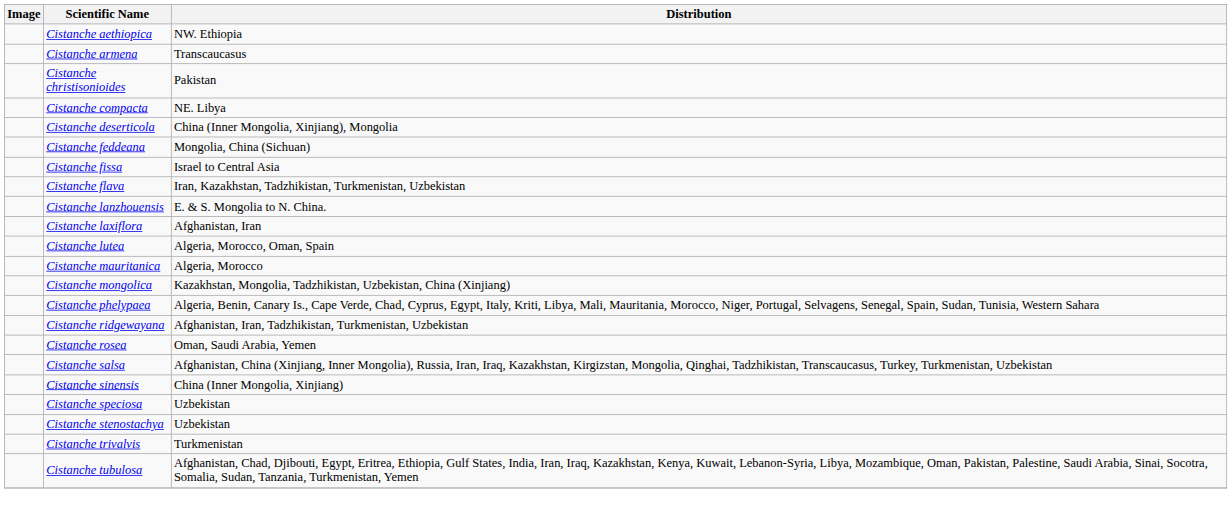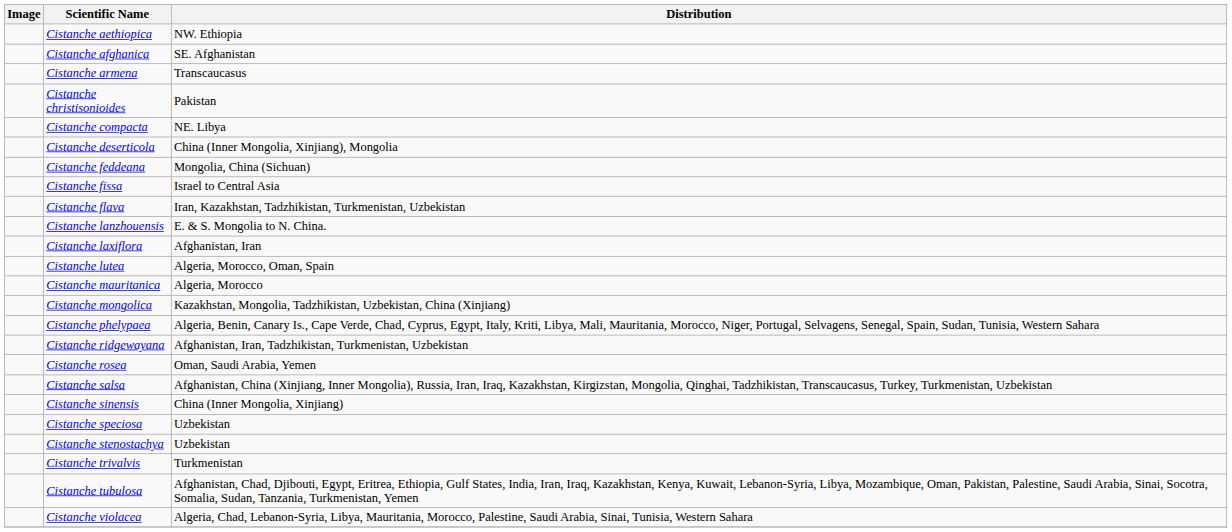+ row: (98, 53)
+ row: (94, 517)
